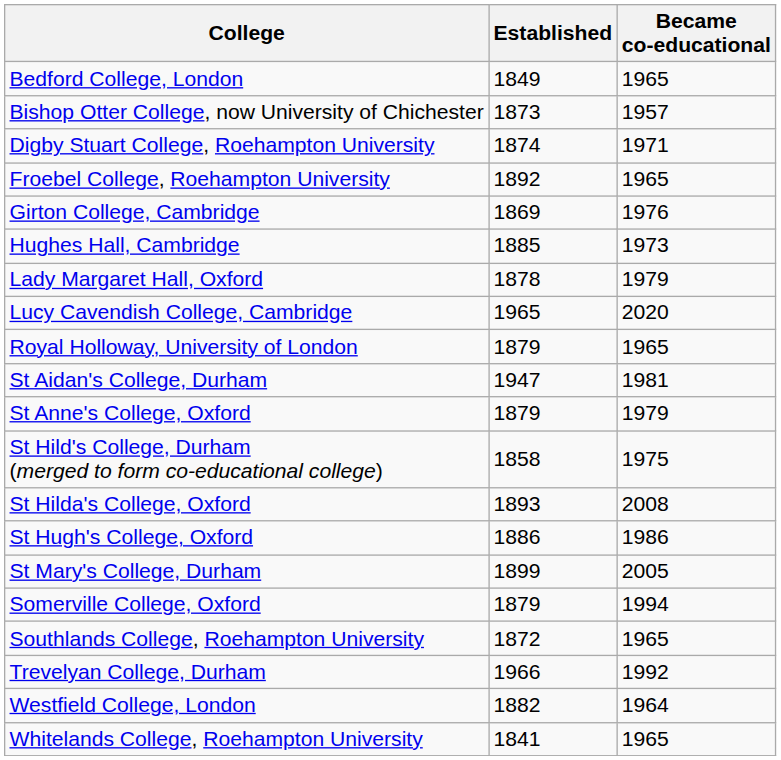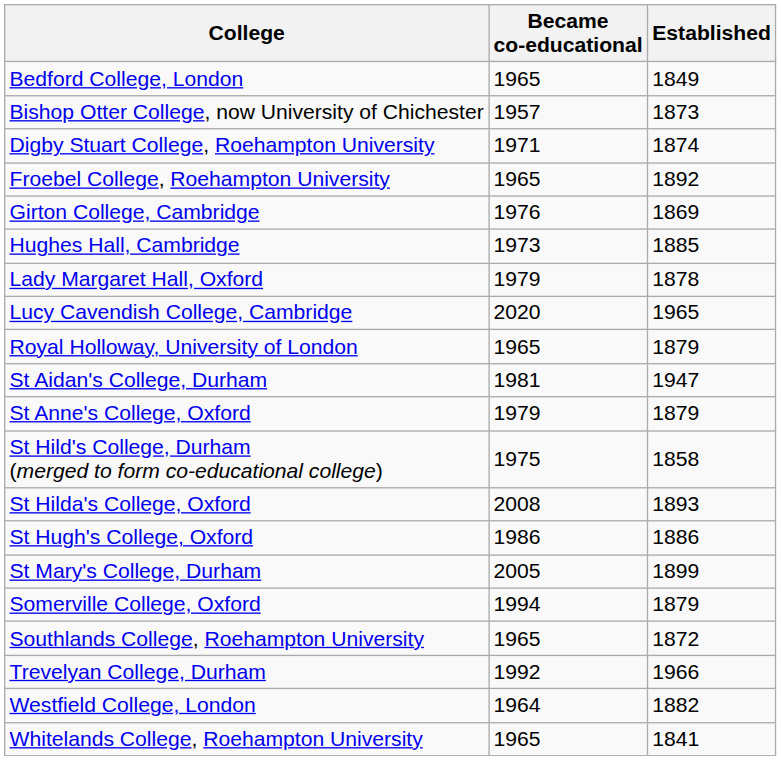columns swapped: (553, 33) <-> (696, 33)
